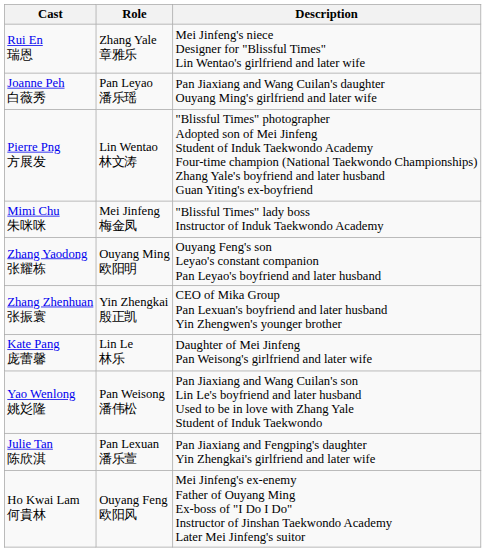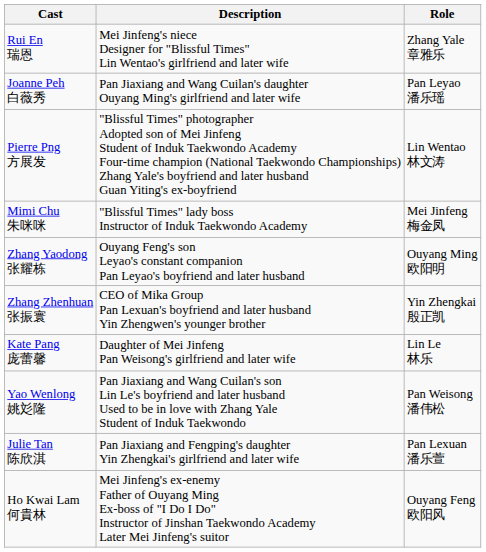columns swapped: (134, 14) <-> (326, 14)
